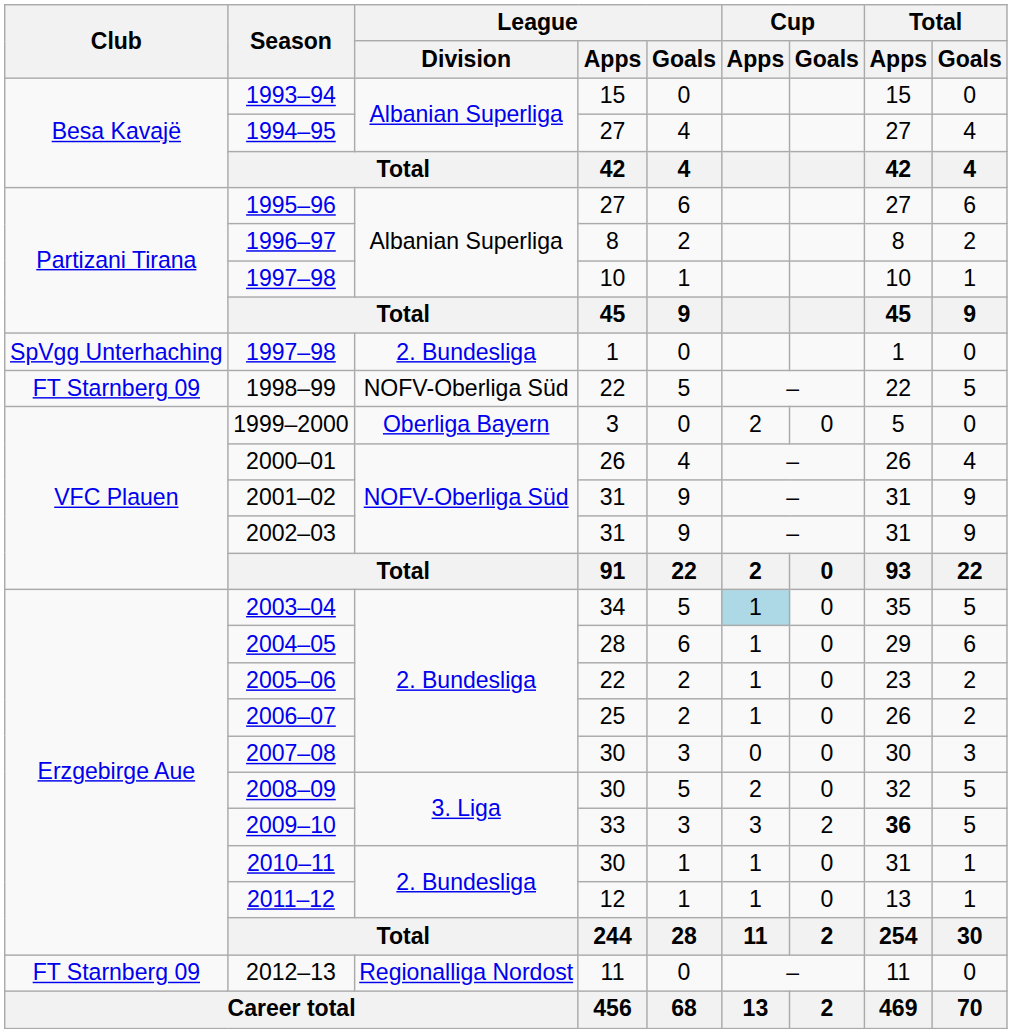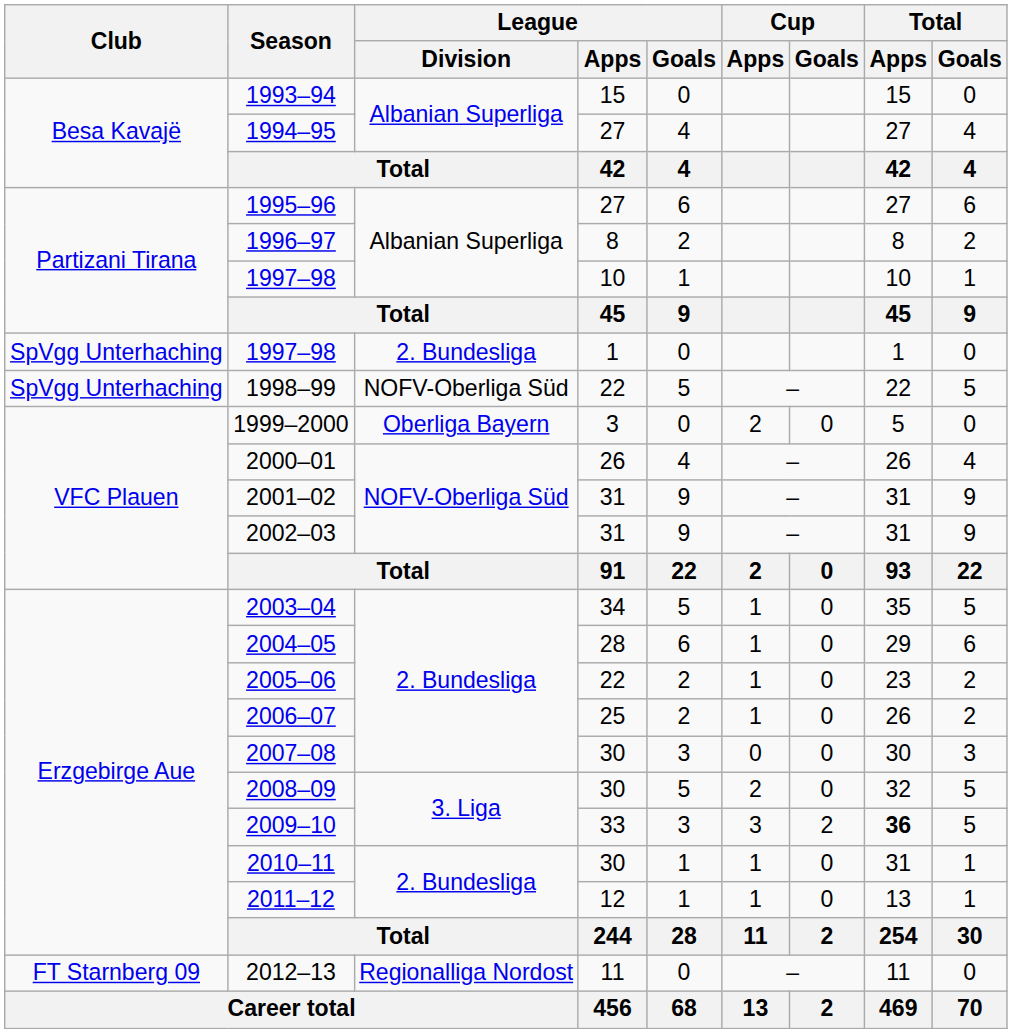(116, 388) FT Starnberg 09 -> (116, 388) SpVgg Unterhaching
(755, 607) lightblue background -> (755, 607) no background
